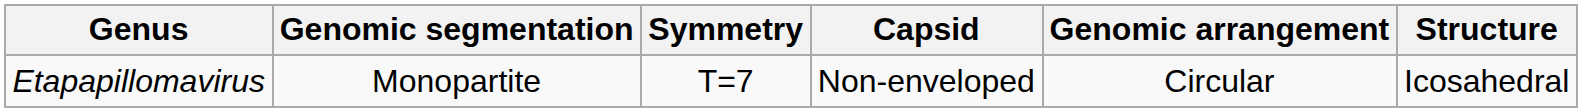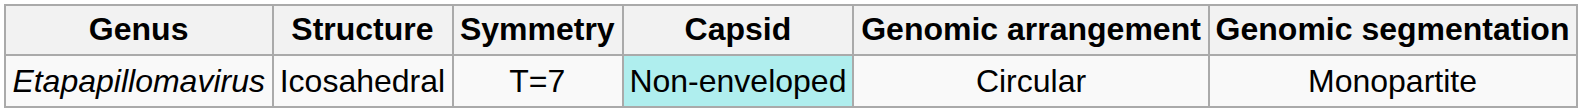columns swapped: (1487, 29) <-> (457, 29)
(926, 80) no background -> (738, 80) paleturquoise background
